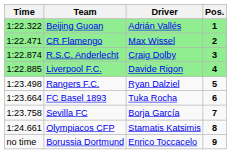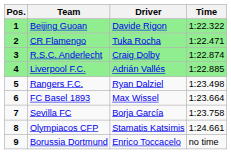columns swapped: (215, 12) <-> (24, 12)
(155, 26) Adrián Vallés -> (139, 26) Davide Rigon
(152, 41) Max Wissel -> (137, 41) Tuka Rocha
(156, 69) Davide Rigon -> (139, 69) Adrián Vallés
(153, 98) Tuka Rocha -> (135, 98) Max Wissel
